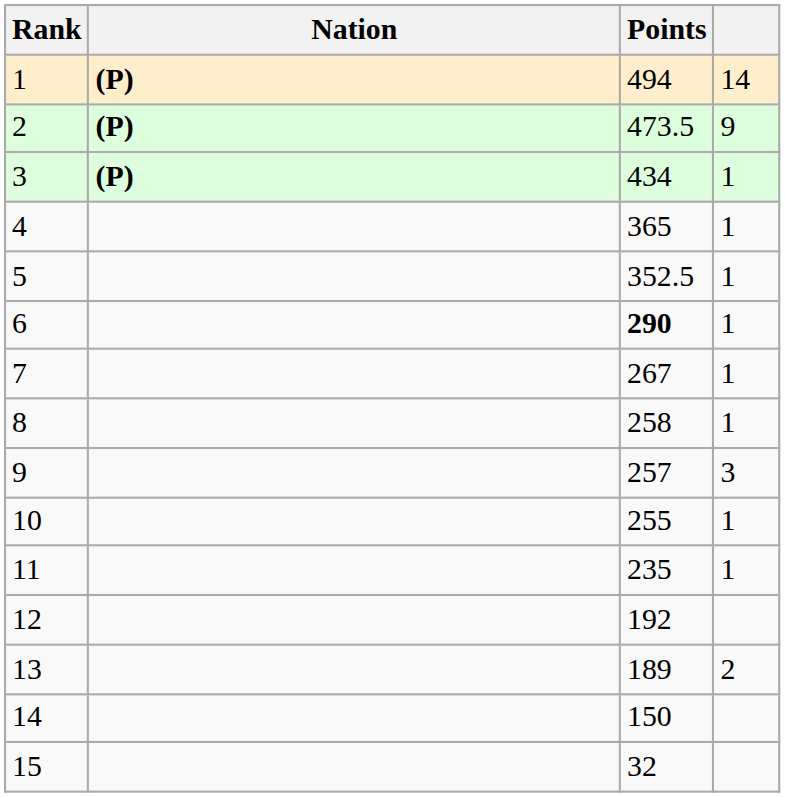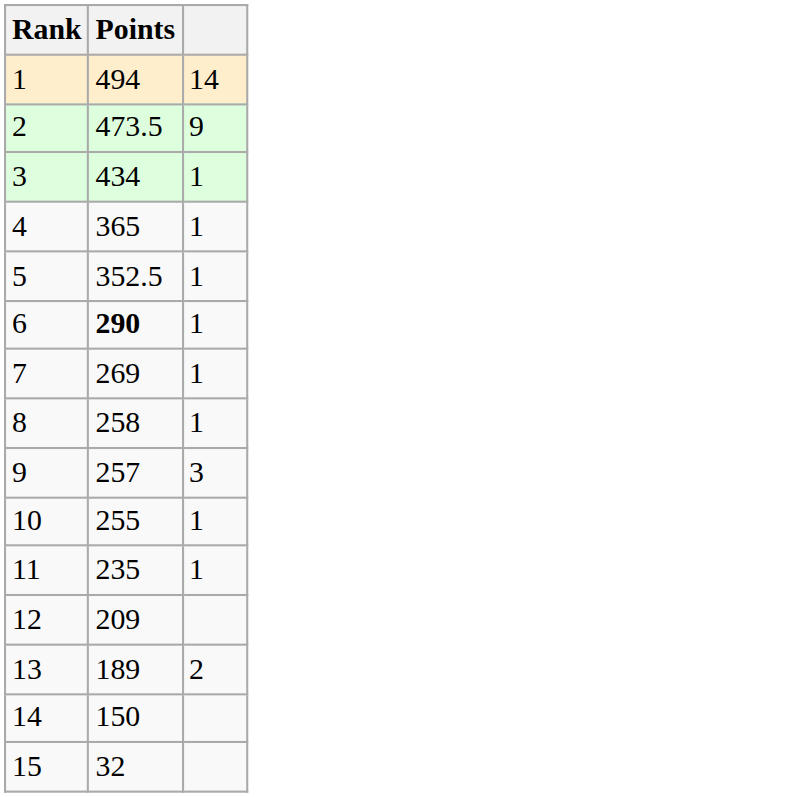- column: (354, 29)
(649, 373) 267 -> (118, 373) 269
(649, 619) 192 -> (118, 619) 209
